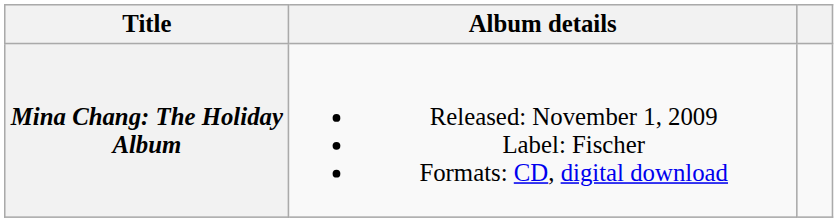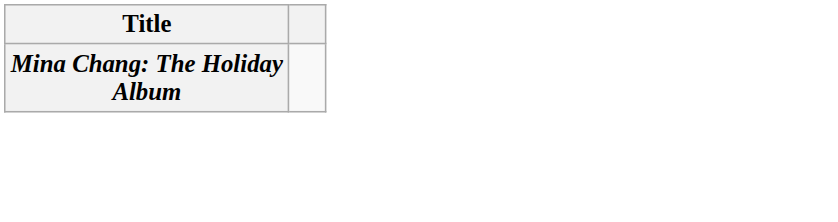- column: (543, 24)
